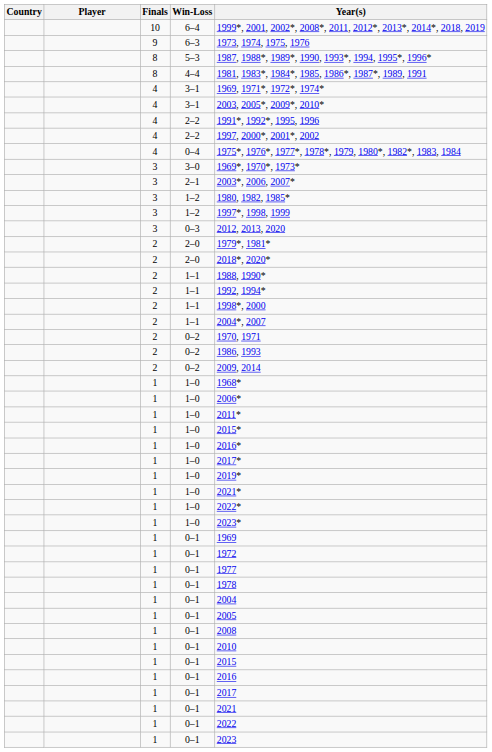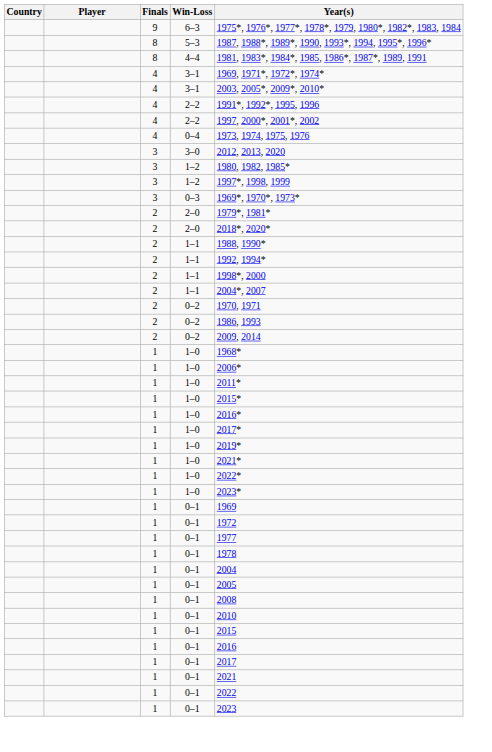- row: (155, 27)
(263, 43) 1973, 1974, 1975, 1976 -> (339, 27) 1975*, 1976*, 1977*, 1978*, 1979, 1980*, 1982*, 1983, 1984
(339, 151) 1975*, 1976*, 1977*, 1978*, 1979, 1980*, 1982*, 1983, 1984 -> (263, 136) 1973, 1974, 1975, 1976
(258, 167) 1969*, 1970*, 1973* -> (251, 151) 2012, 2013, 2020
- row: (155, 182)
(251, 228) 2012, 2013, 2020 -> (258, 197) 1969*, 1970*, 1973*
